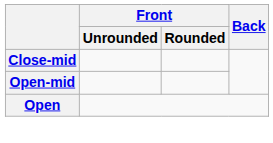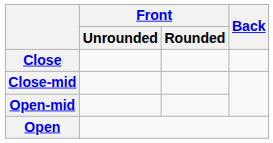+ row: (42, 60)
